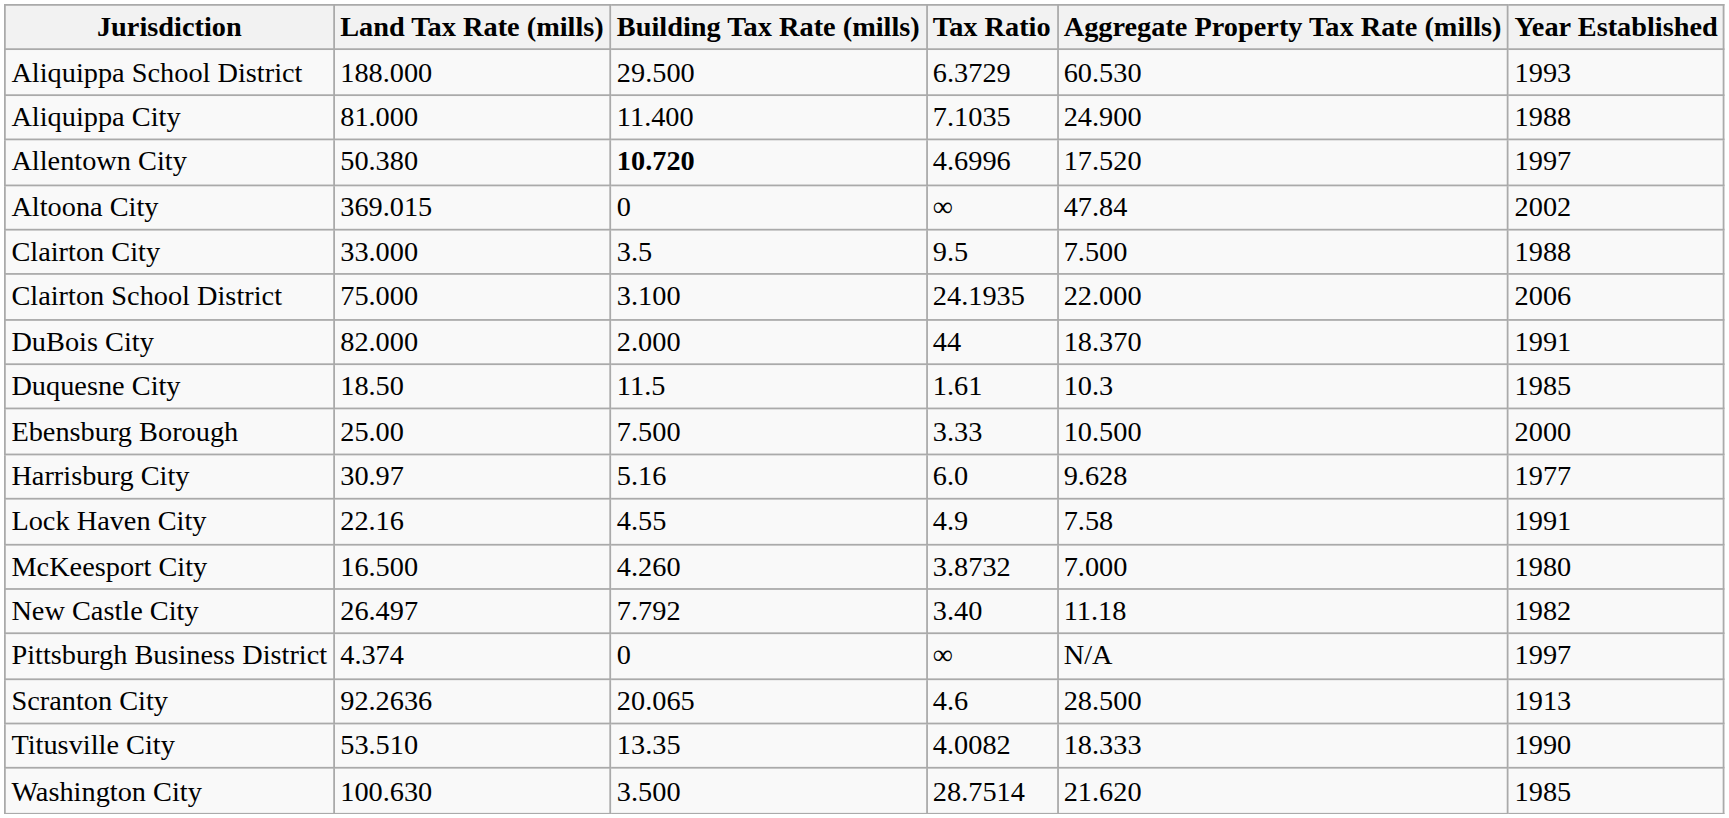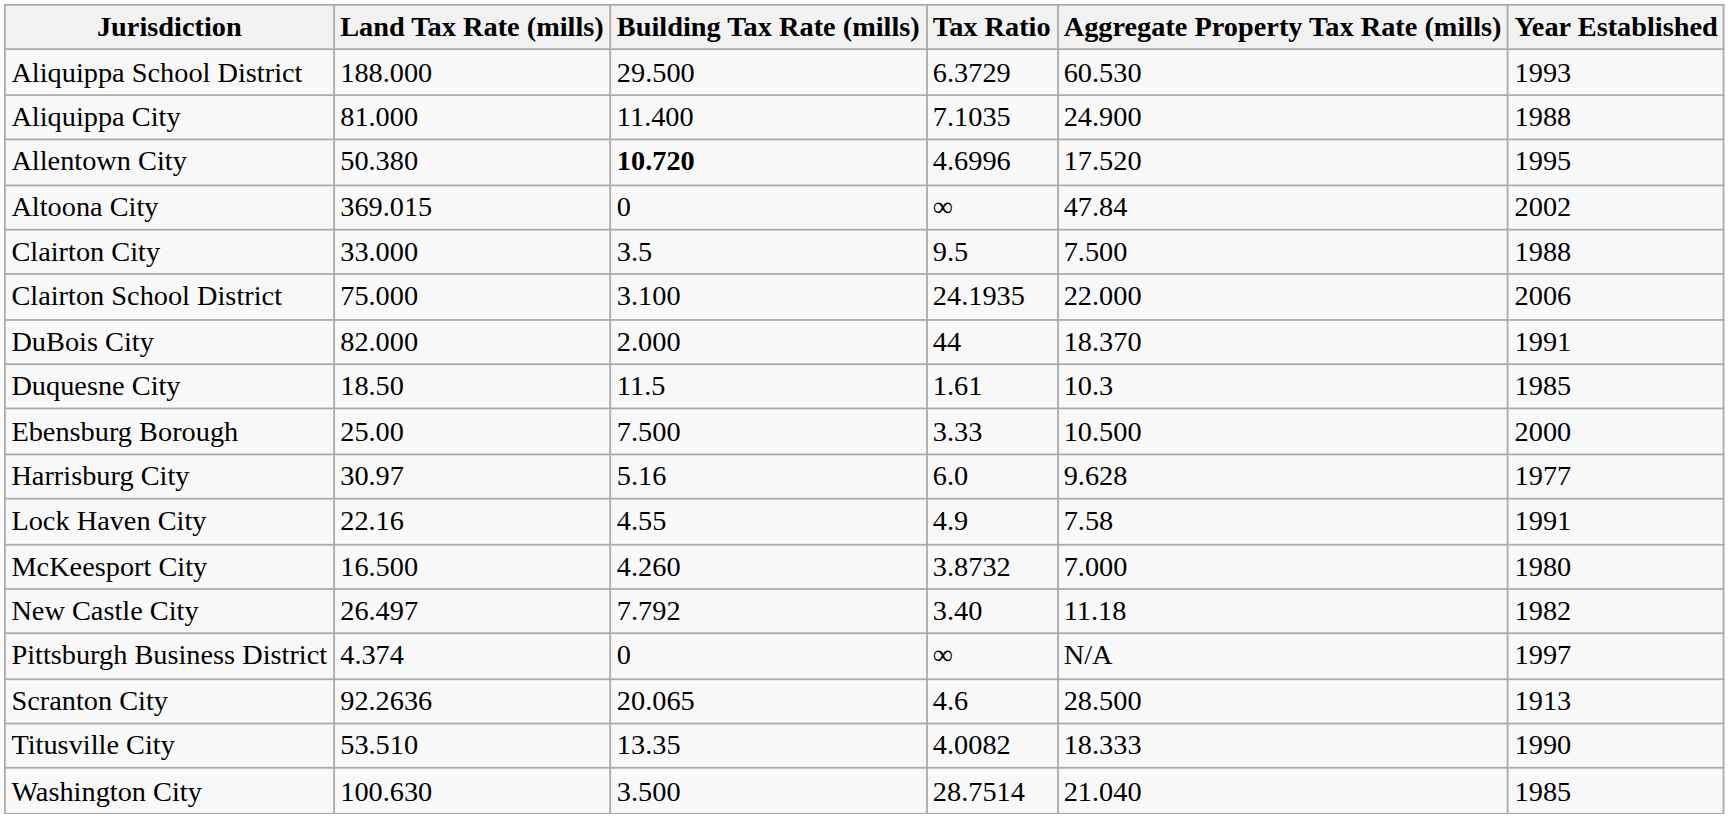(1543, 161) 1997 -> (1543, 161) 1995
(1103, 790) 21.620 -> (1103, 790) 21.040
